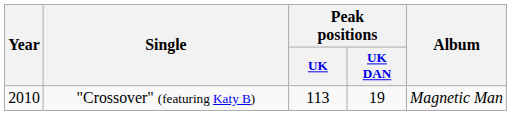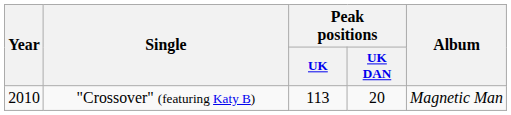(377, 97) 19 -> (377, 97) 20
